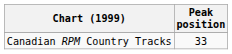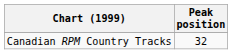(201, 41) 33 -> (201, 41) 32
